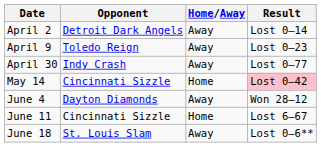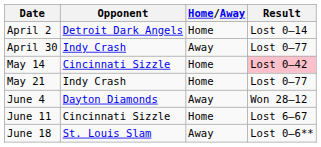(201, 30) Away -> (201, 30) Home
- row: (29, 47)
+ row: (26, 82)
